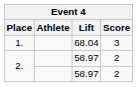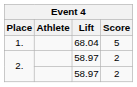(117, 43) 3 -> (117, 43) 5
